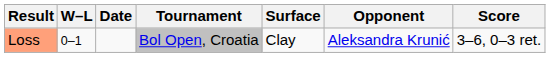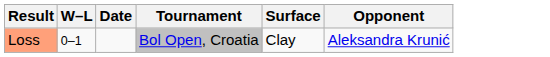- column: (499, 16)
